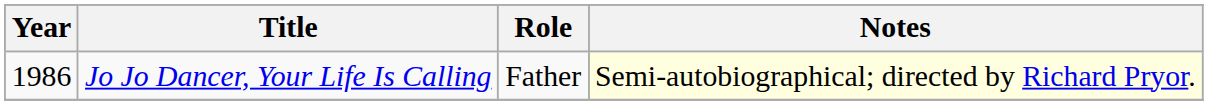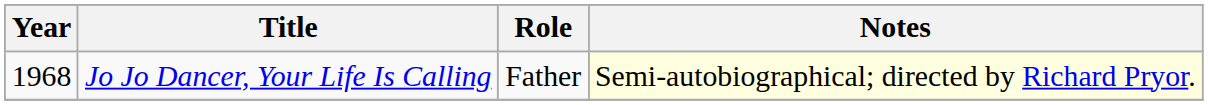(42, 75) 1986 -> (42, 75) 1968
